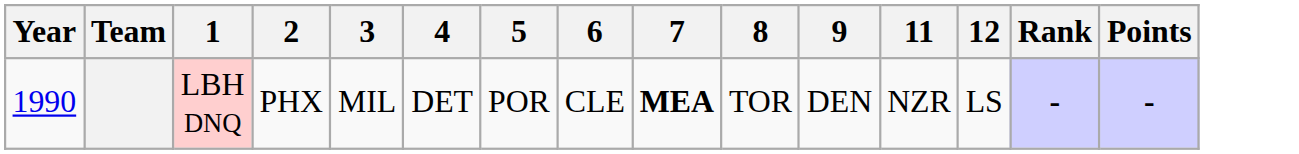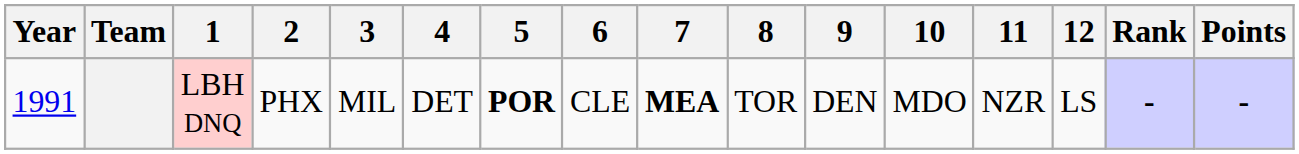+ column: (930, 31)
(44, 102) 1990 -> (44, 102) 1991
(519, 102) normal -> (522, 102) bold
